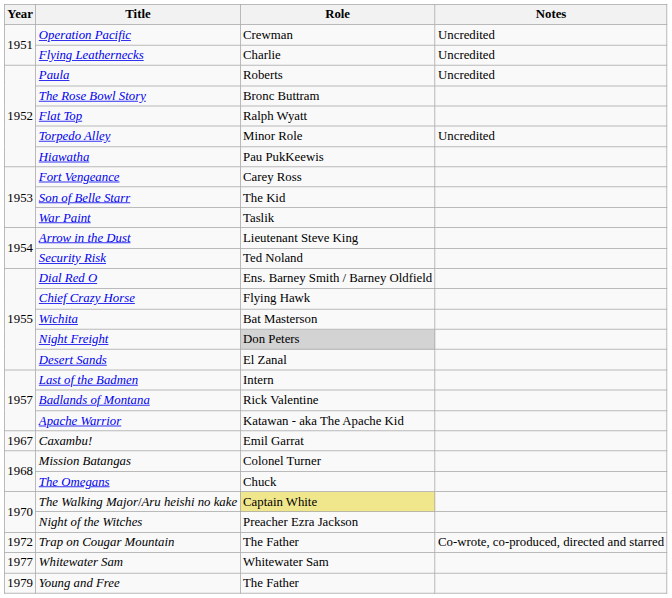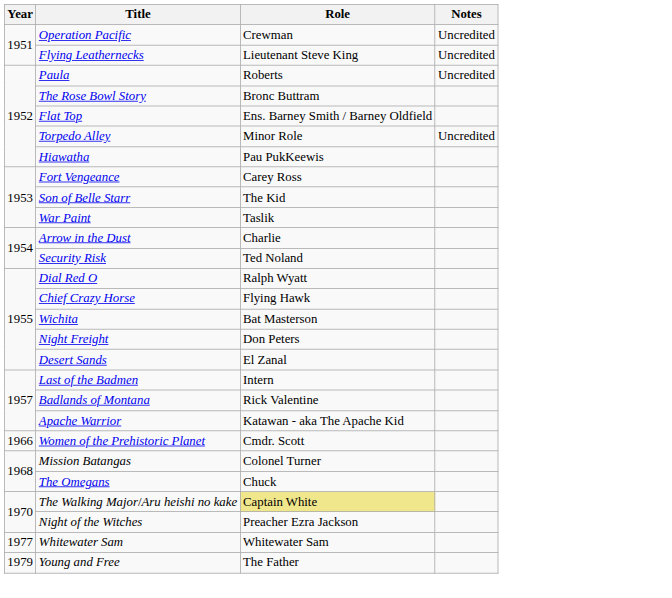(262, 55) Charlie -> (301, 55) Lieutenant Steve King
(275, 116) Ralph Wyatt -> (338, 116) Ens. Barney Smith / Barney Oldfield
(301, 237) Lieutenant Steve King -> (262, 237) Charlie
(338, 278) Ens. Barney Smith / Barney Oldfield -> (275, 278) Ralph Wyatt
(271, 339) lightgrey background -> (271, 339) no background
+ row: (122, 440)
- row: (66, 440)
- row: (107, 542)
